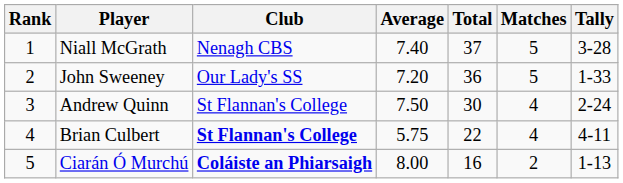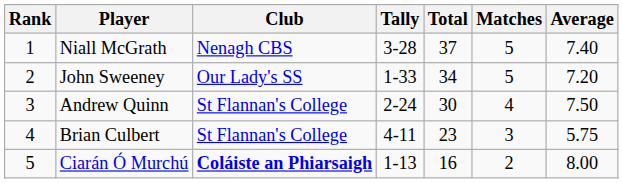columns swapped: (594, 18) <-> (412, 18)
(472, 76) 36 -> (448, 76) 34
(277, 134) bold -> (272, 134) normal
(472, 134) 22 -> (448, 134) 23
(534, 134) 4 -> (509, 134) 3
